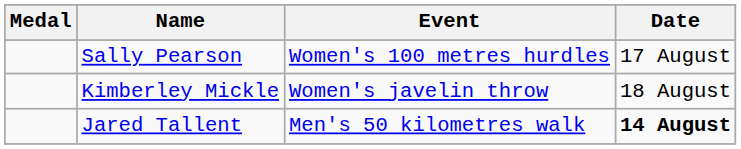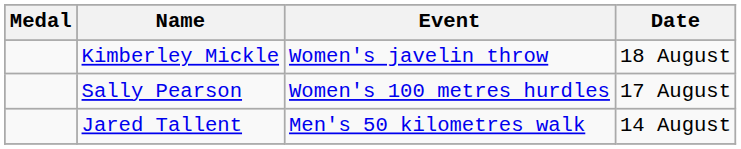rows swapped: (162, 56) <-> (180, 91)
(675, 126) bold -> (675, 126) normal
